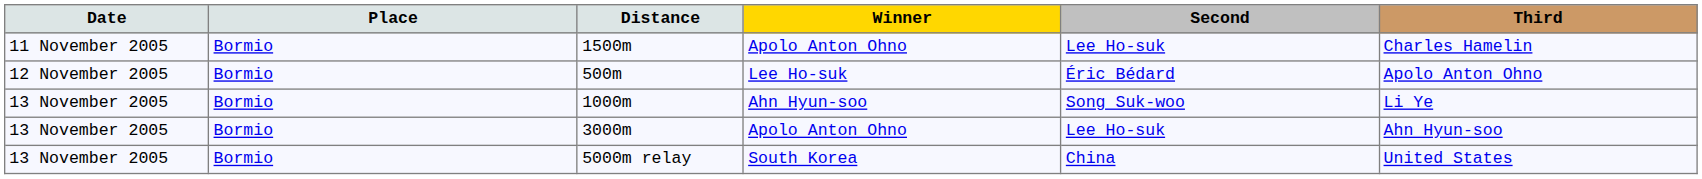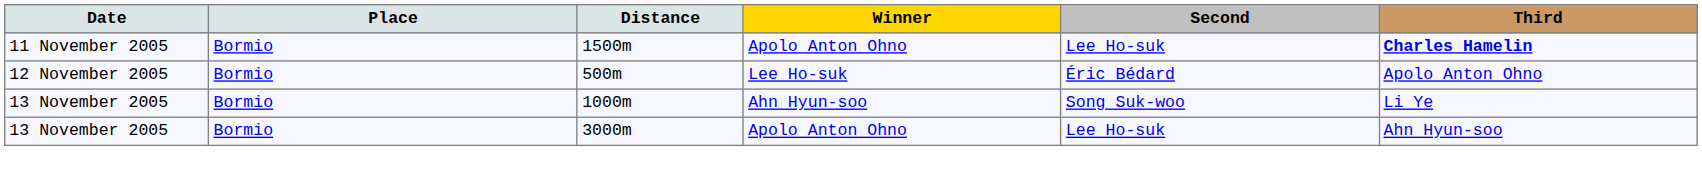(1458, 47) normal -> (1458, 47) bold
- row: (637, 159)
